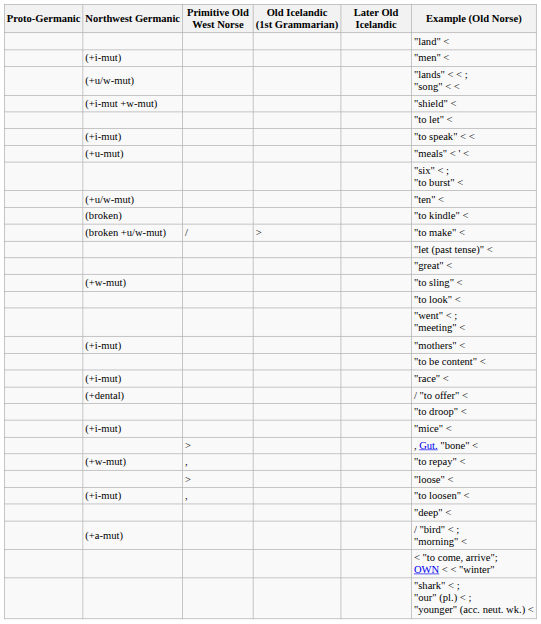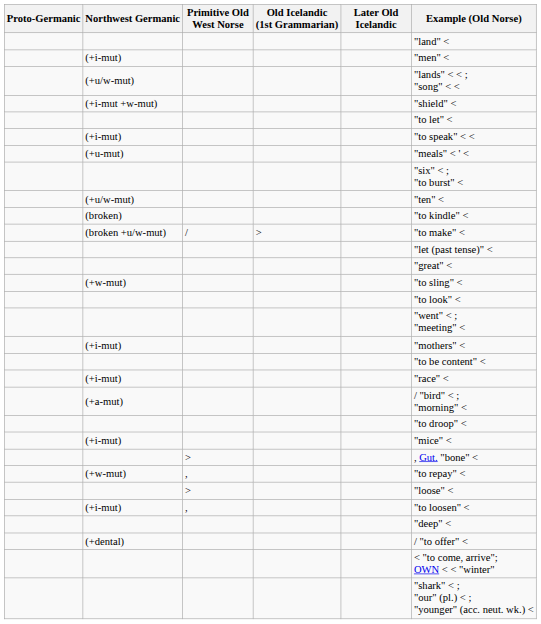rows swapped: (104, 535) <-> (105, 395)
